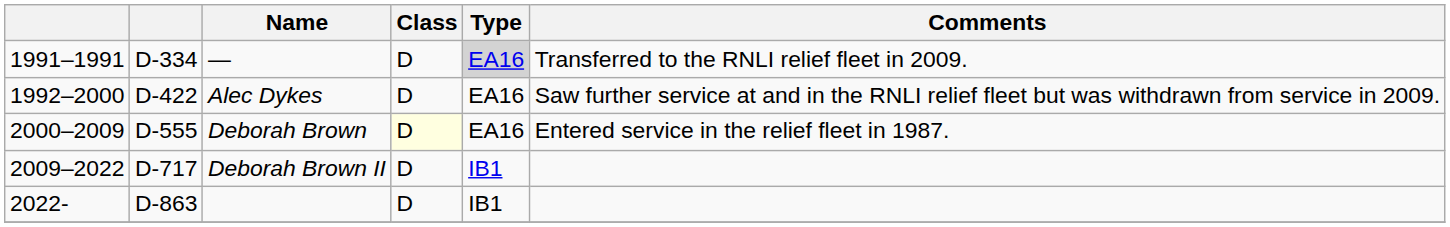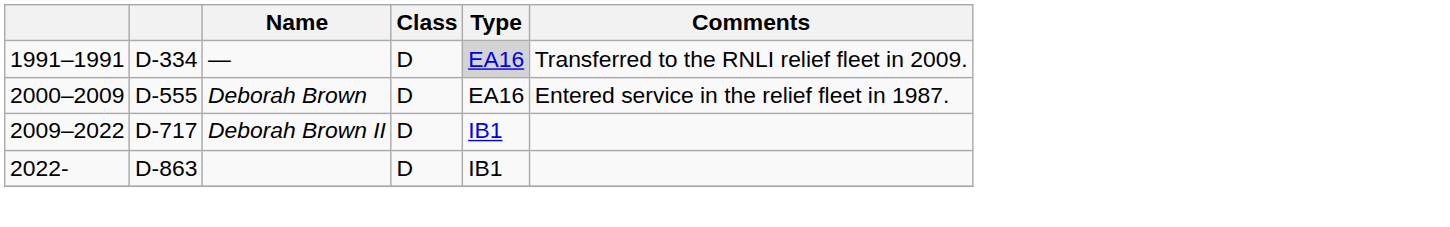- row: (67, 95)
(405, 131) lightyellow background -> (405, 95) no background
